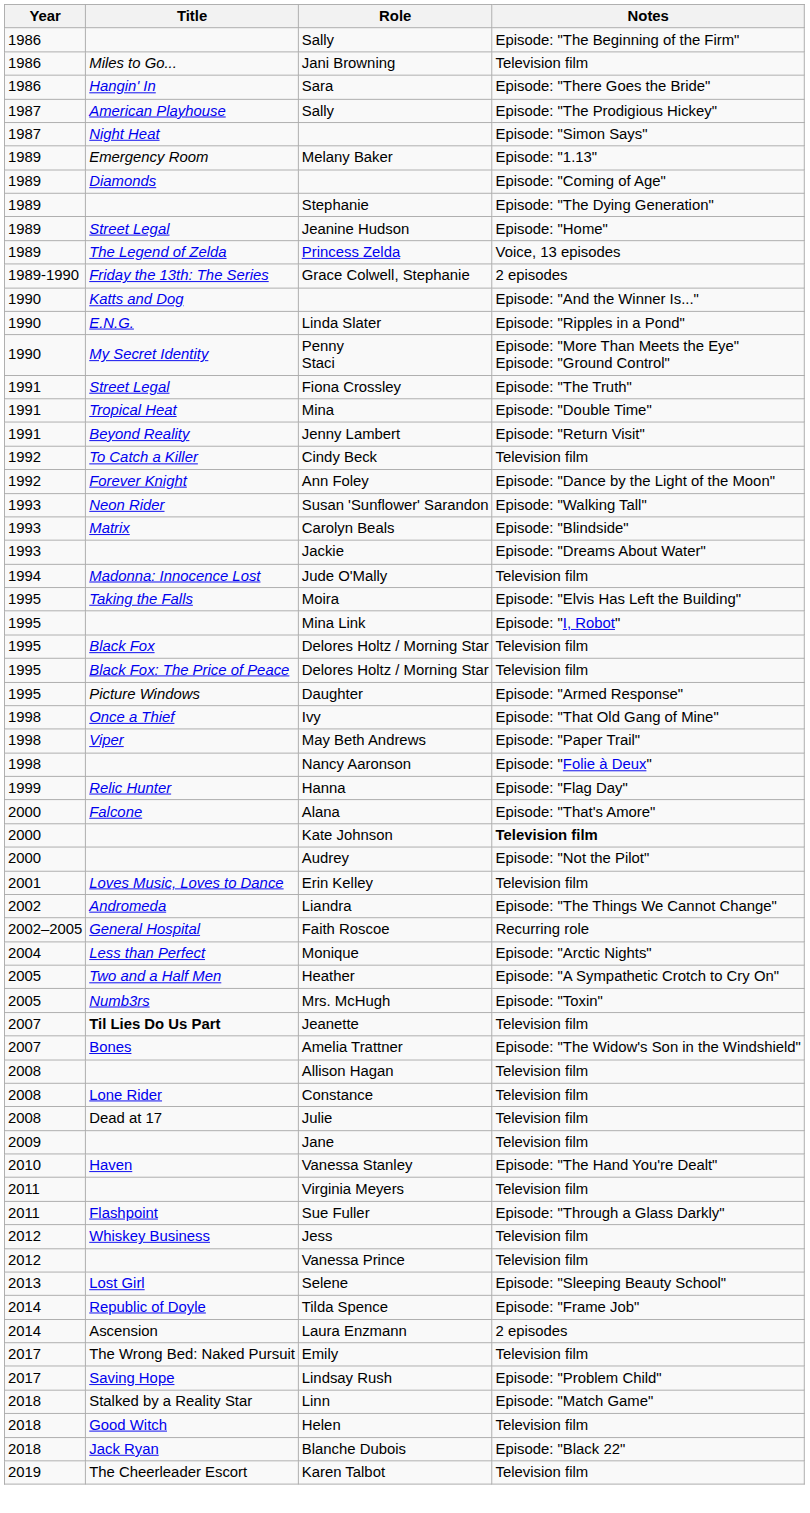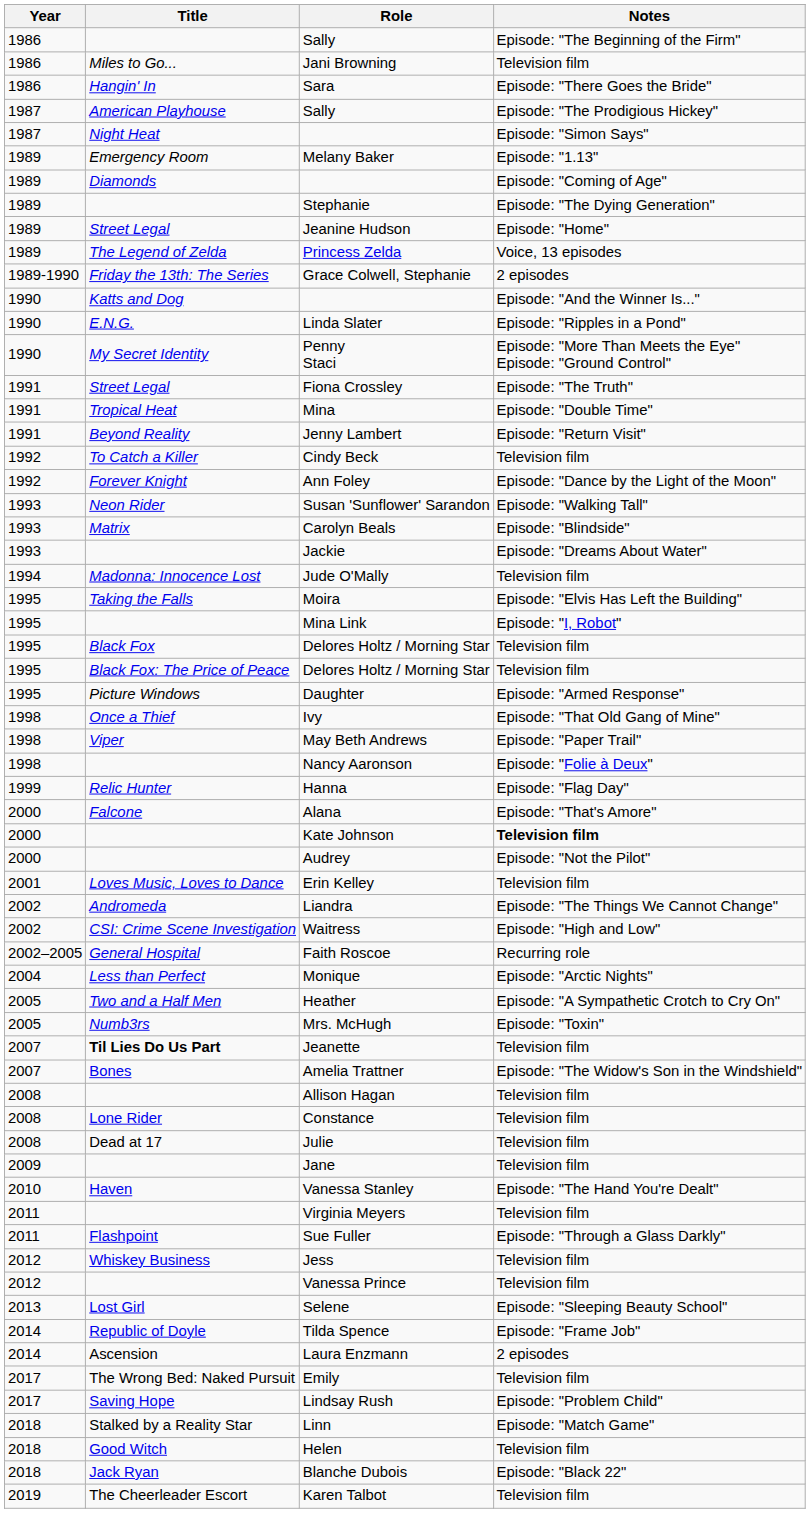+ row: (193, 929)
